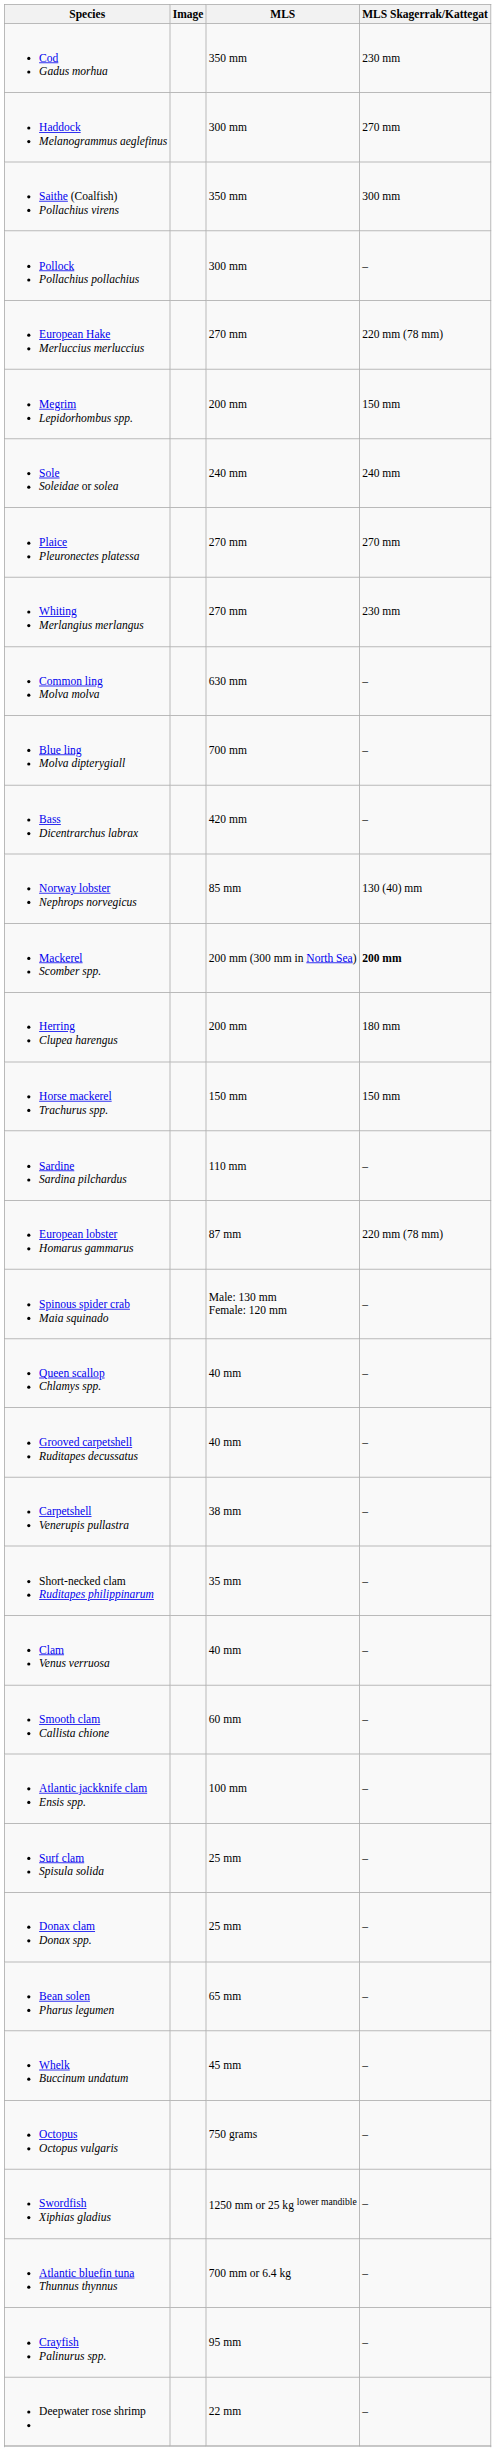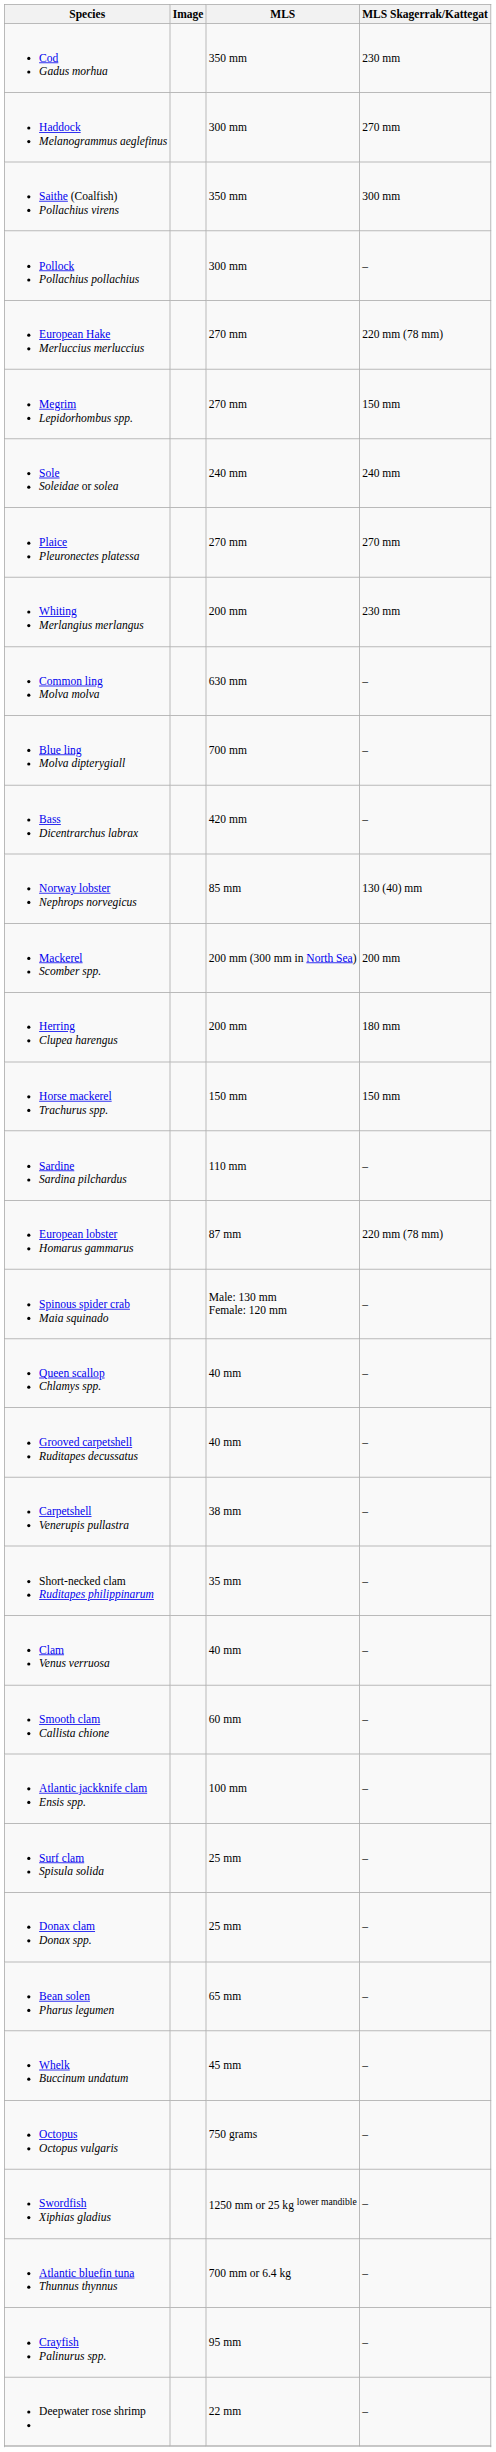(228, 404) 200 mm -> (228, 404) 270 mm
(228, 612) 270 mm -> (228, 612) 200 mm
(382, 958) bold -> (381, 958) normal
